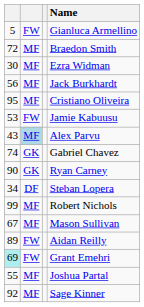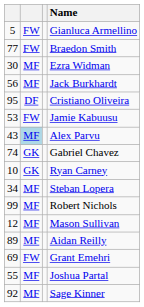(12, 48) 72 -> (12, 48) 77
(31, 48) MF -> (31, 48) FW
(31, 100) MF -> (31, 100) DF
(12, 170) 90 -> (12, 170) 10
(31, 188) DF -> (31, 188) MF
(12, 223) 67 -> (12, 223) 12
(31, 240) FW -> (31, 240) MF
(12, 258) paleturquoise background -> (12, 258) no background
